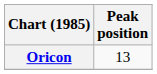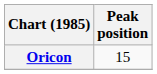(123, 57) 13 -> (123, 57) 15
